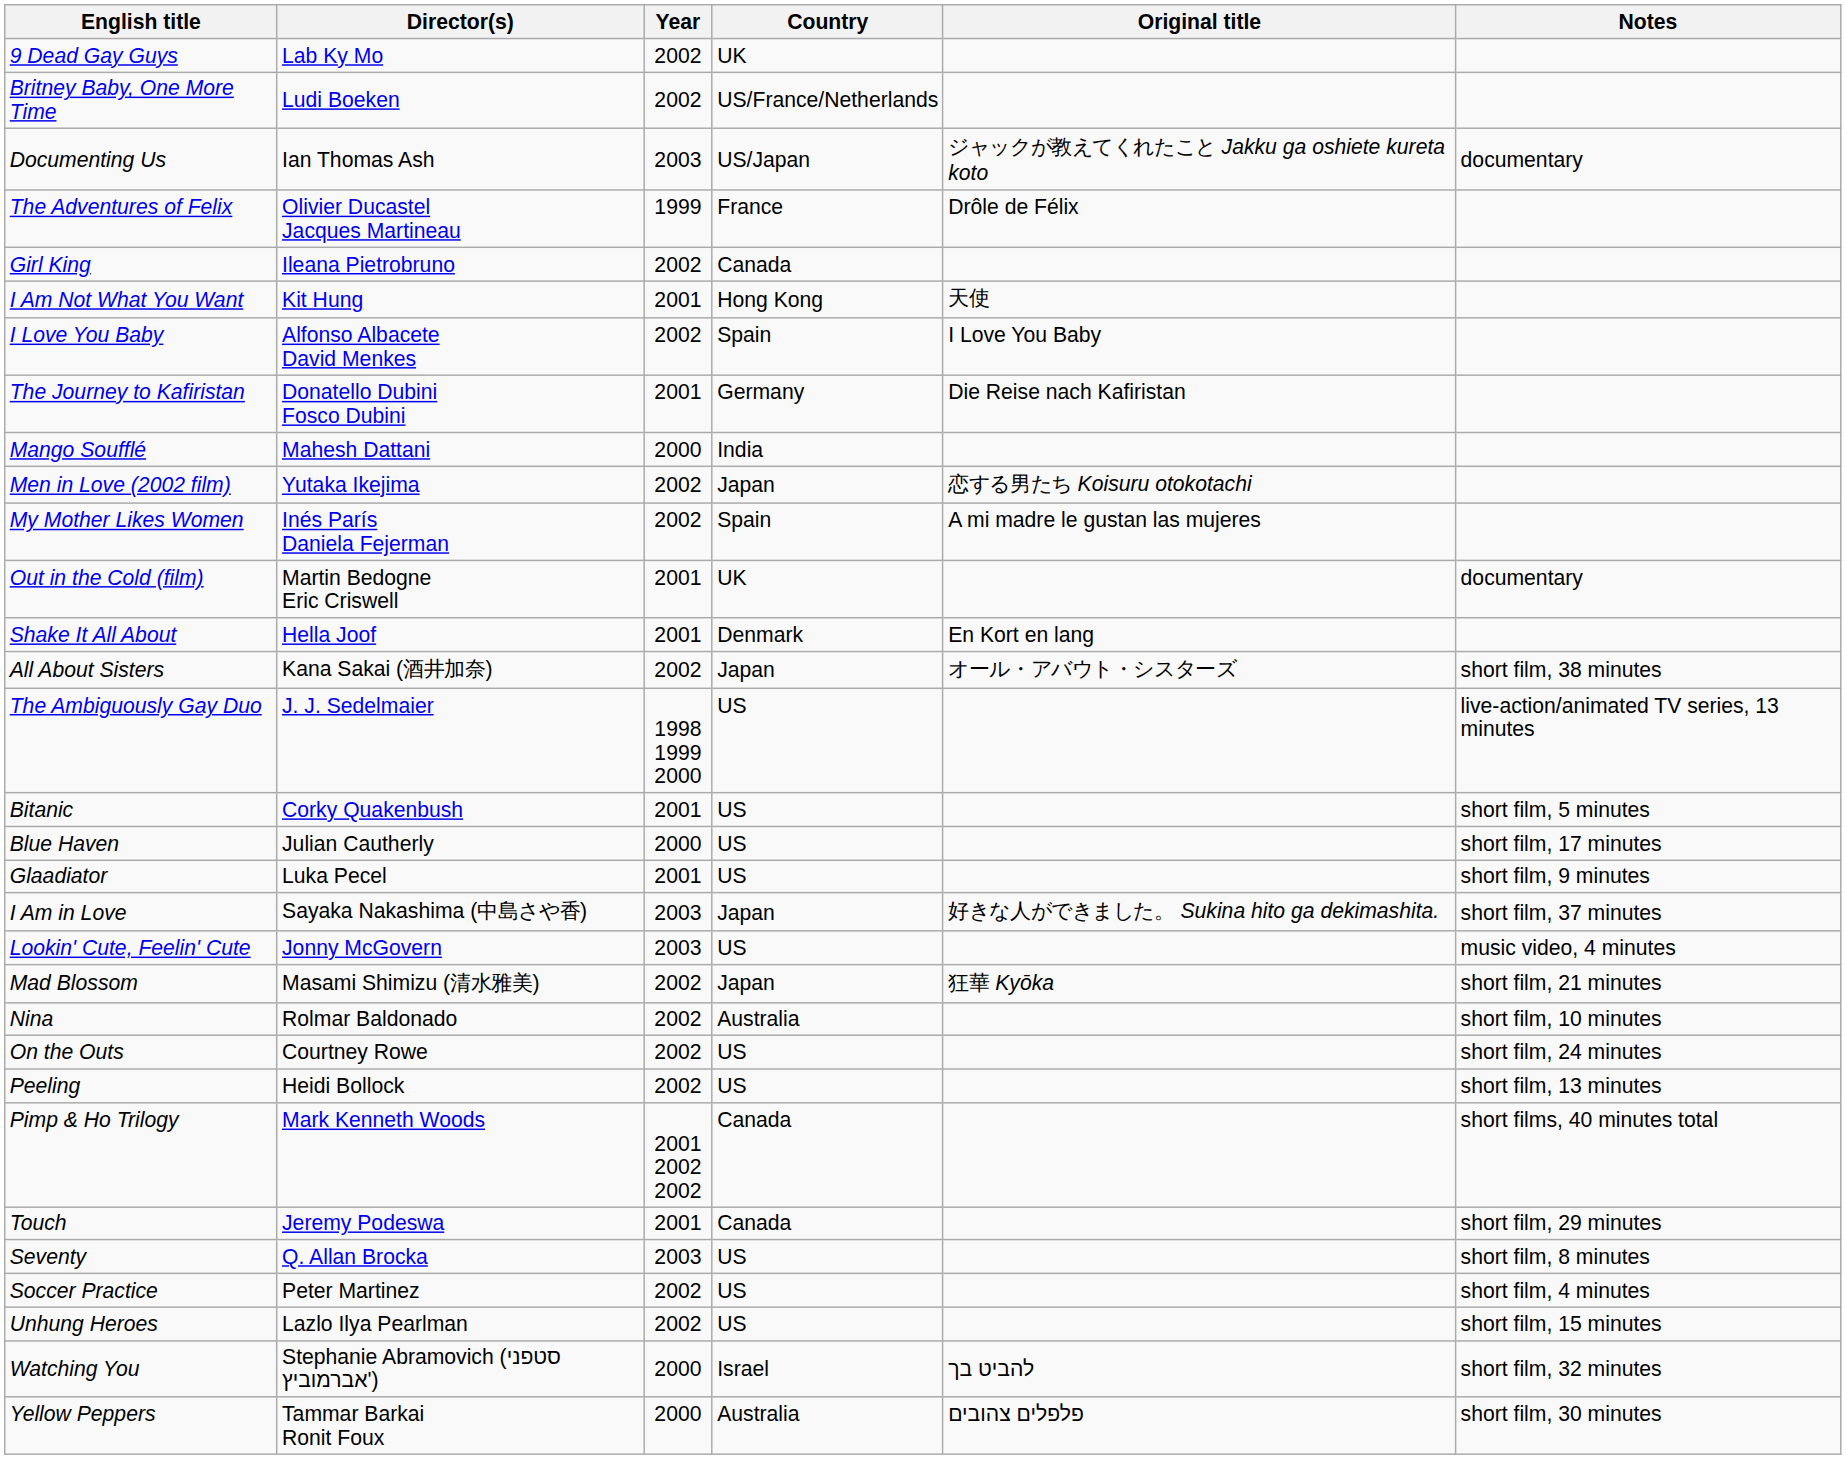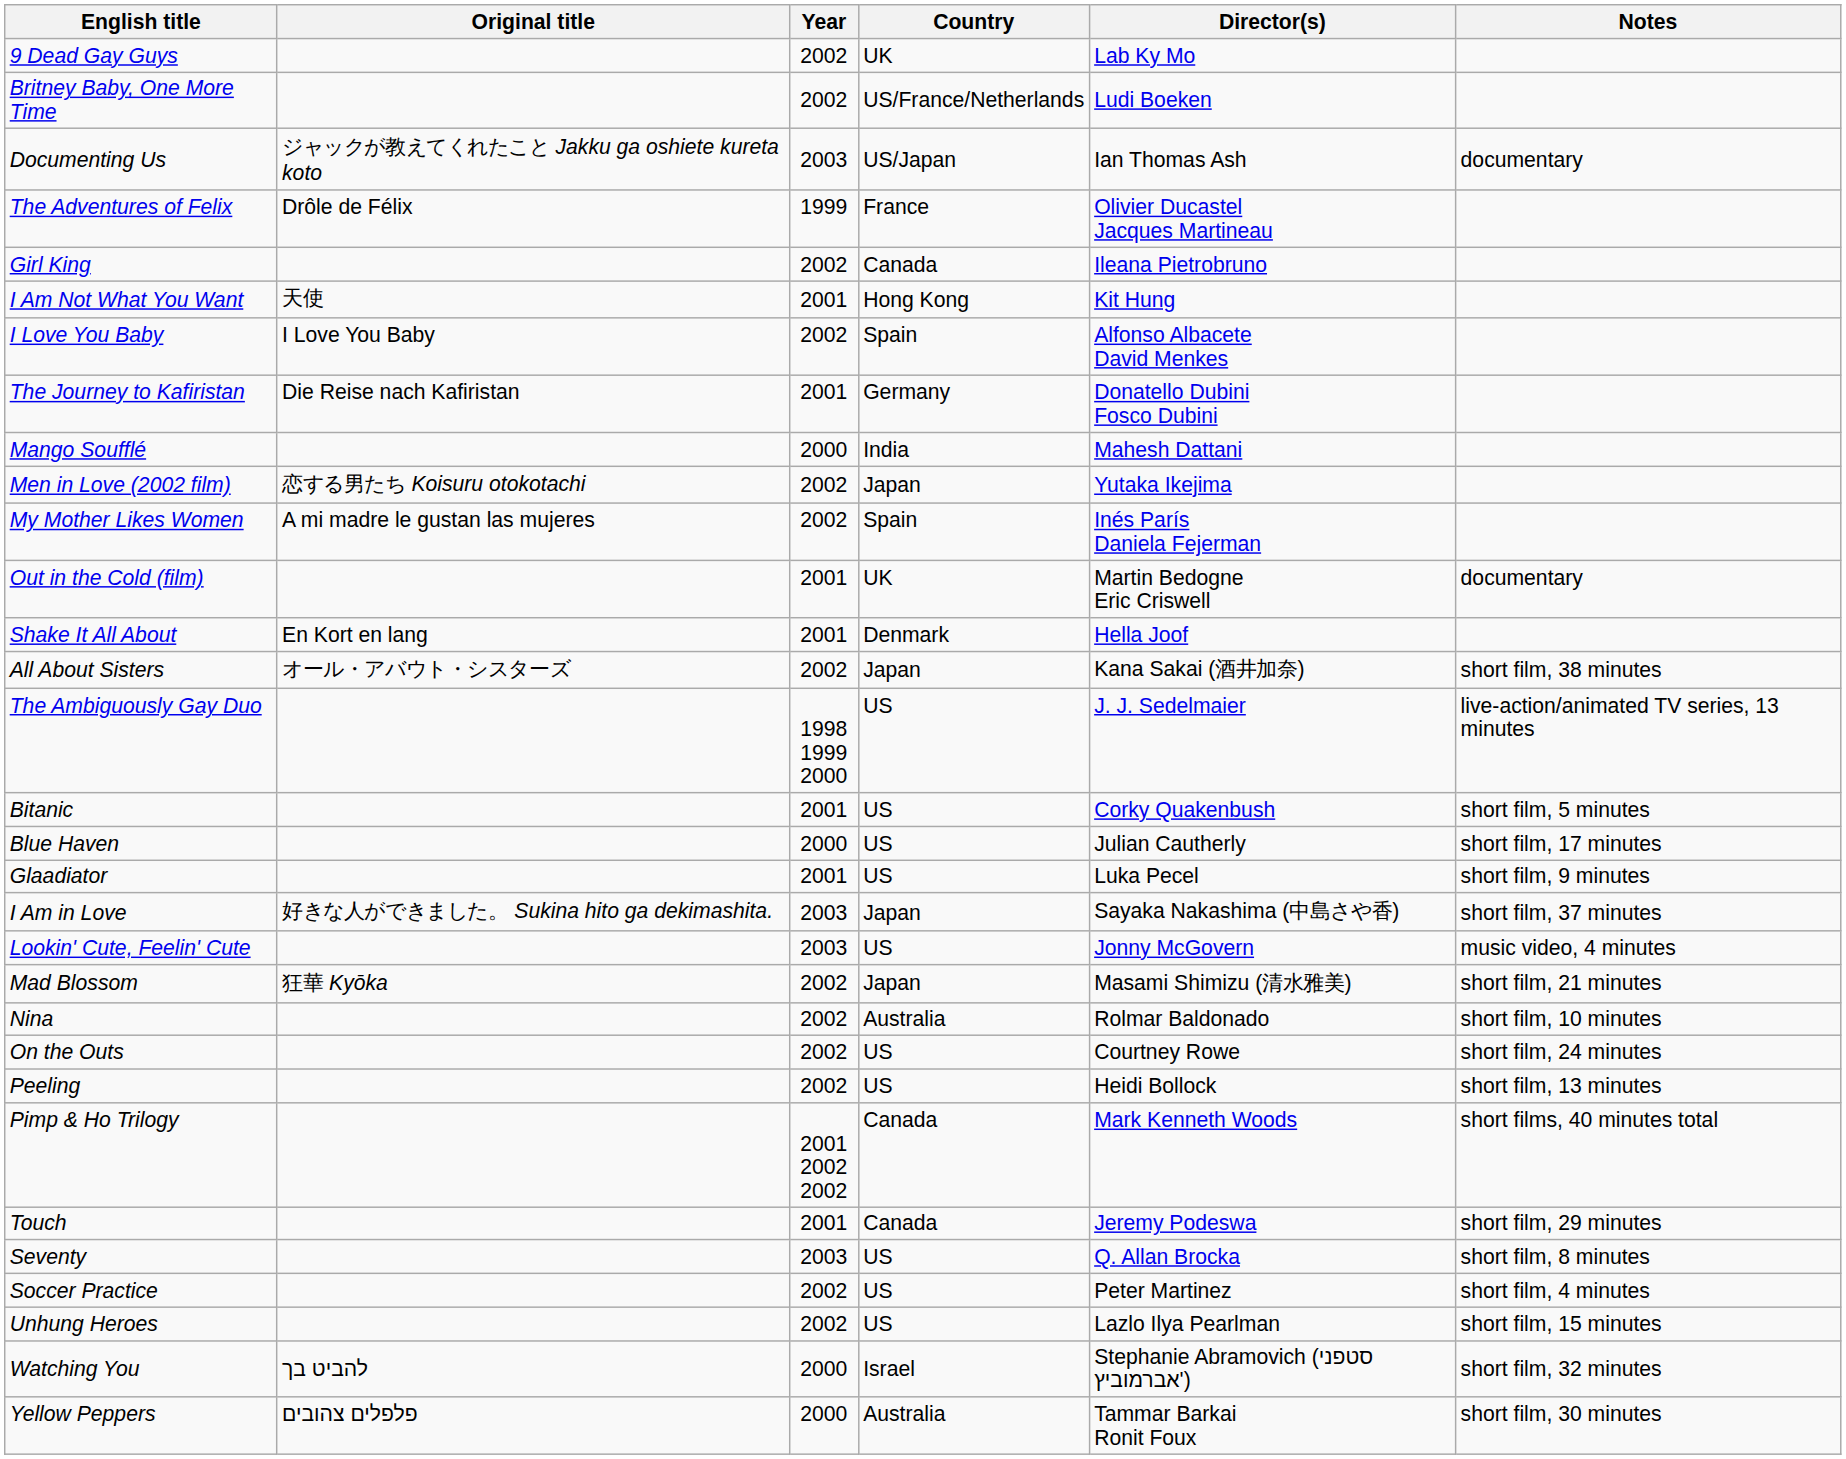columns swapped: (1199, 22) <-> (460, 22)
